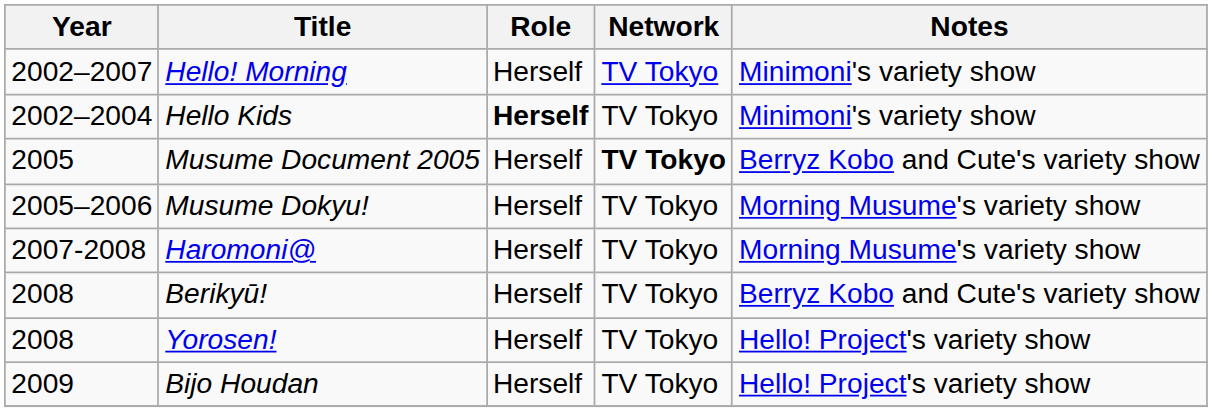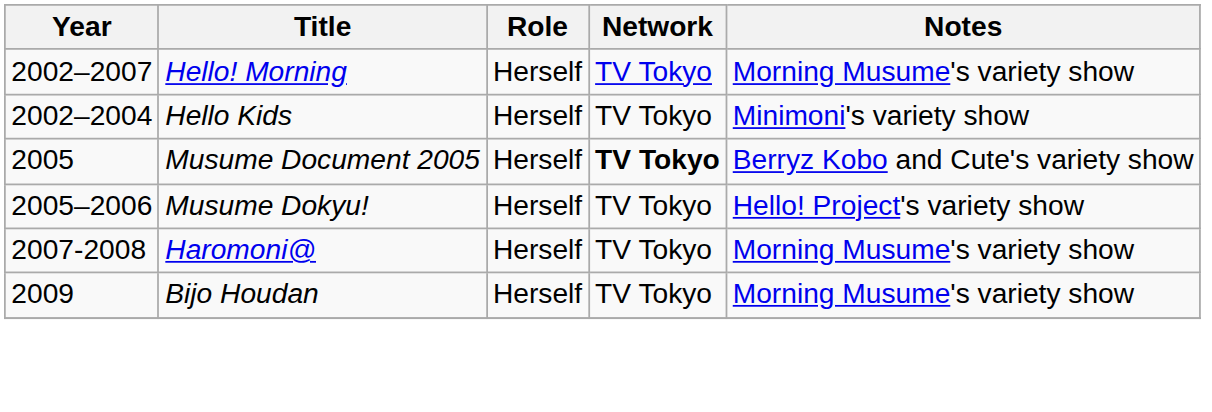(887, 71) Minimoni's variety show -> (933, 71) Morning Musume's variety show
(541, 116) bold -> (538, 116) normal
(940, 205) Morning Musume's variety show -> (908, 205) Hello! Project's variety show
- row: (216, 294)
- row: (221, 339)
(915, 384) Hello! Project's variety show -> (933, 294) Morning Musume's variety show
